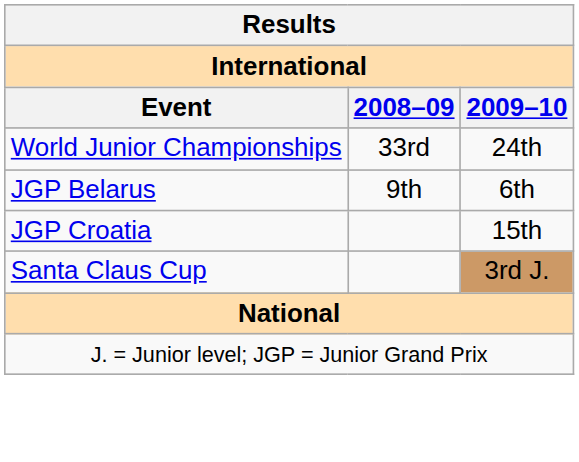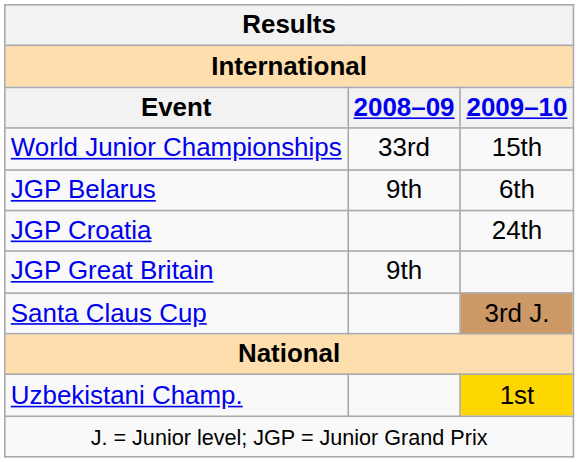(517, 148) 24th -> (517, 148) 15th
(517, 230) 15th -> (517, 230) 24th
+ row: (112, 271)
+ row: (127, 395)
